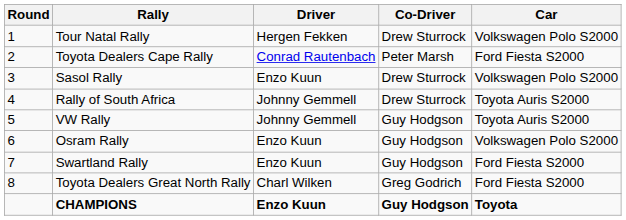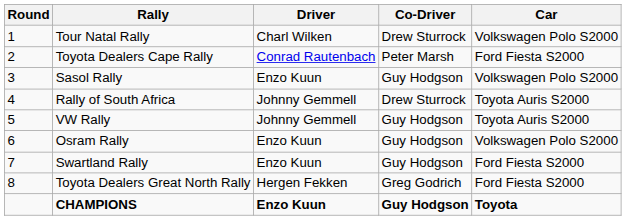(302, 36) Hergen Fekken -> (294, 36) Charl Wilken
(424, 78) Drew Sturrock -> (422, 78) Guy Hodgson
(294, 183) Charl Wilken -> (302, 183) Hergen Fekken
